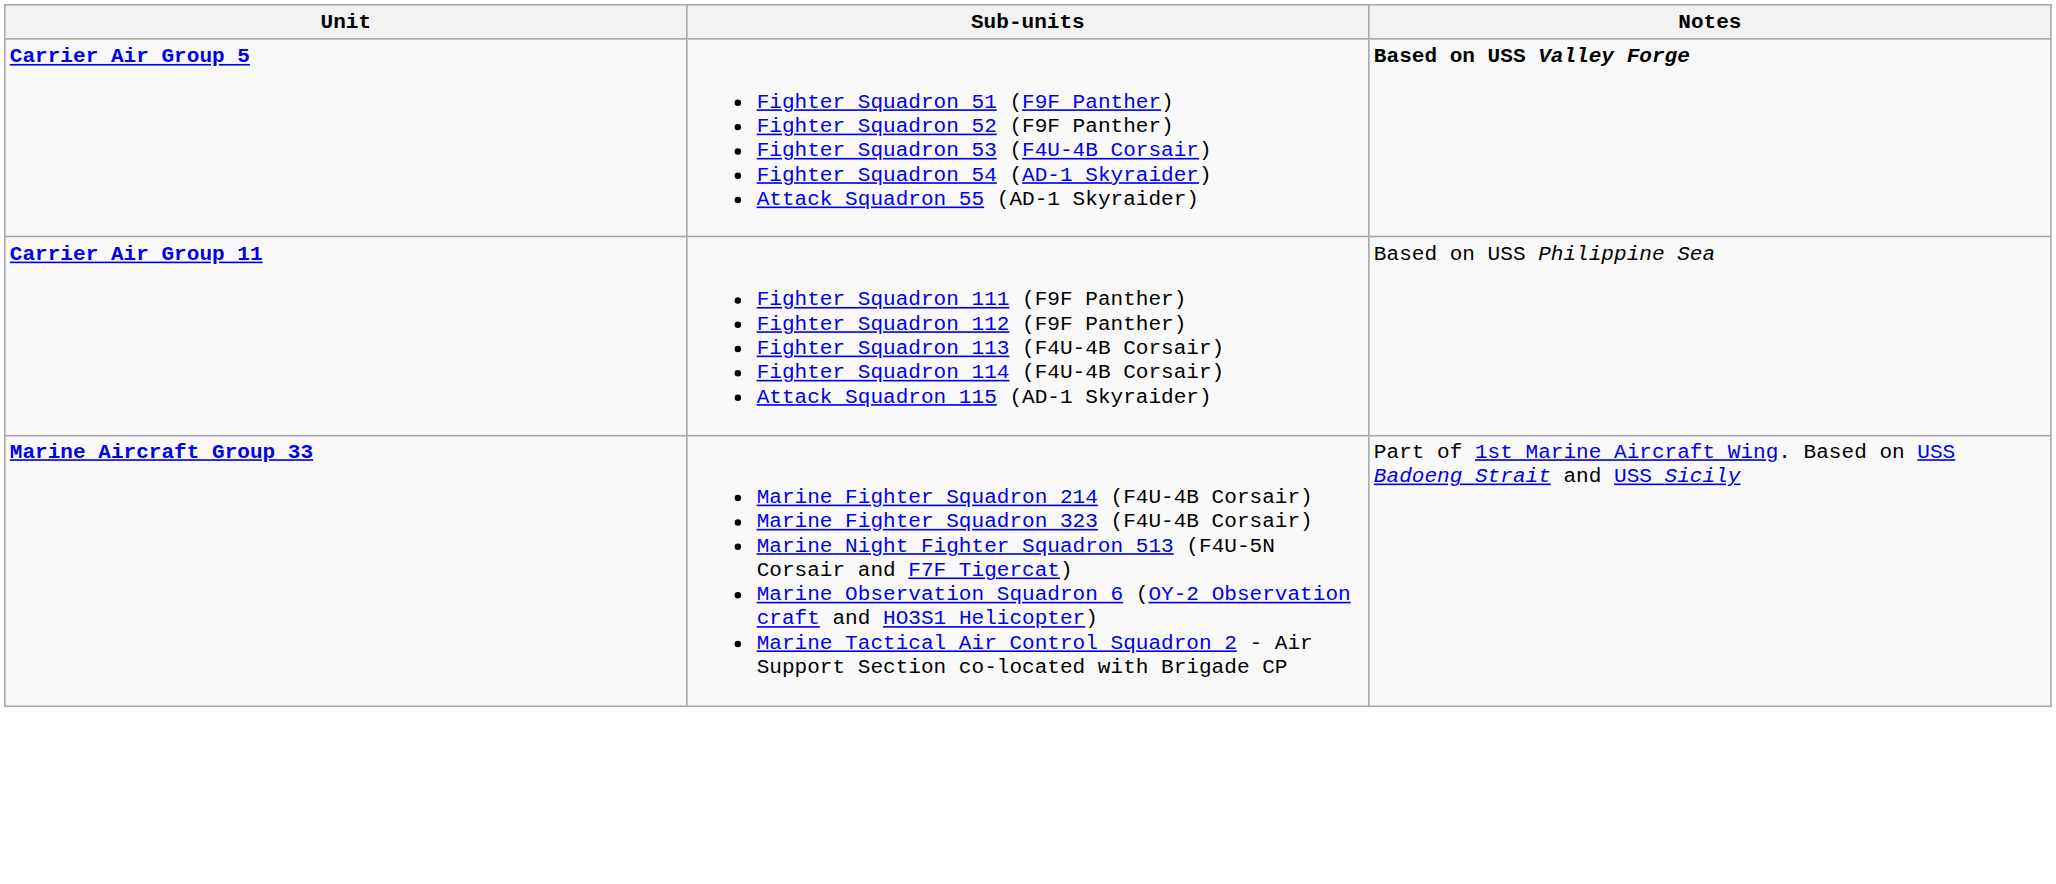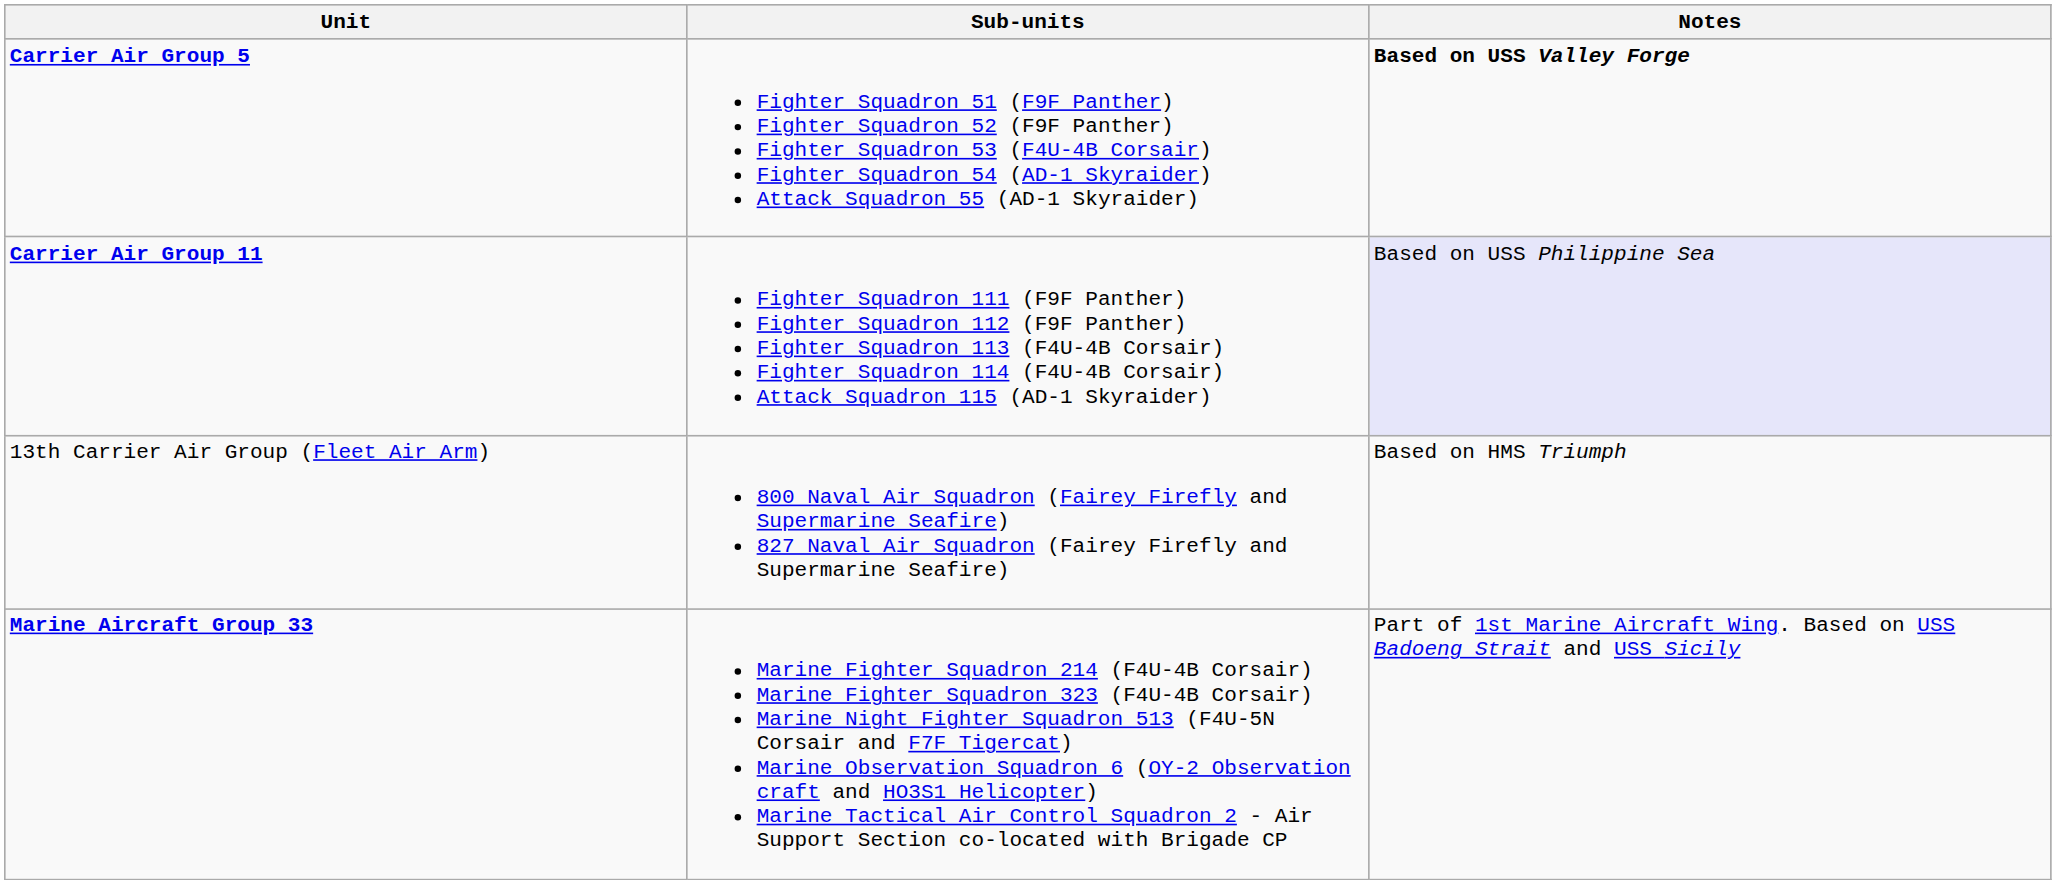(1544, 254) no background -> (1544, 254) lavender background
+ row: (250, 452)
